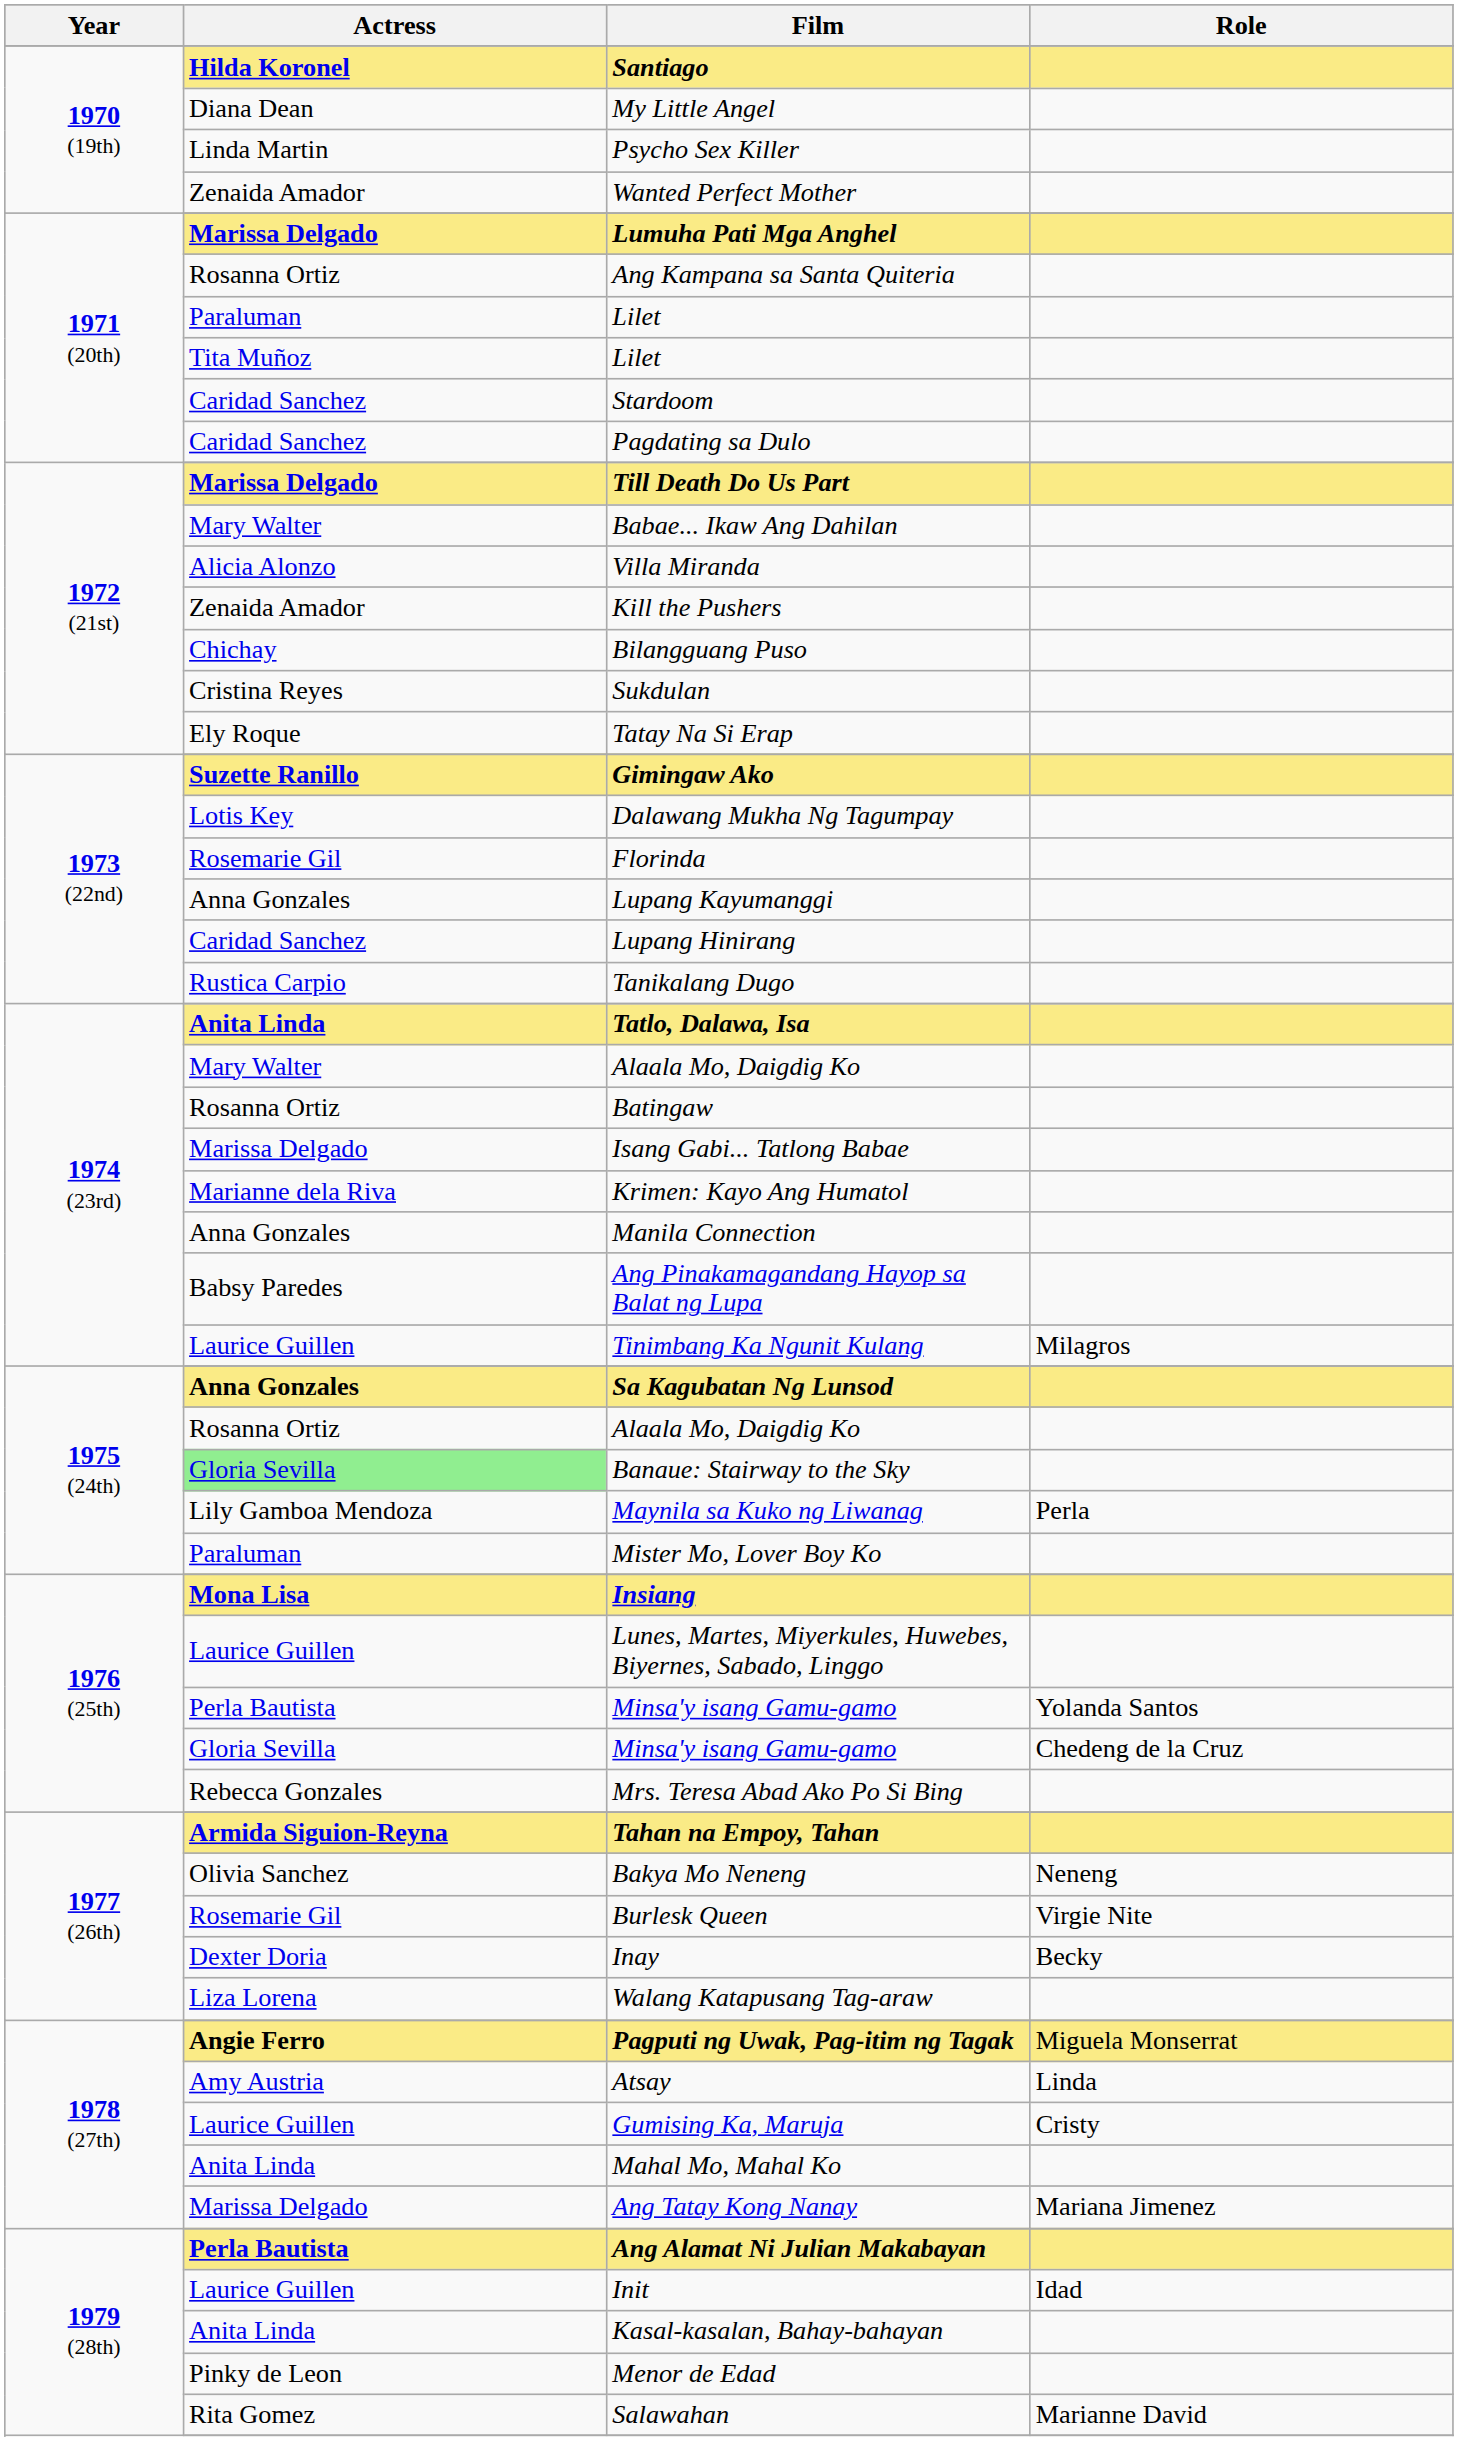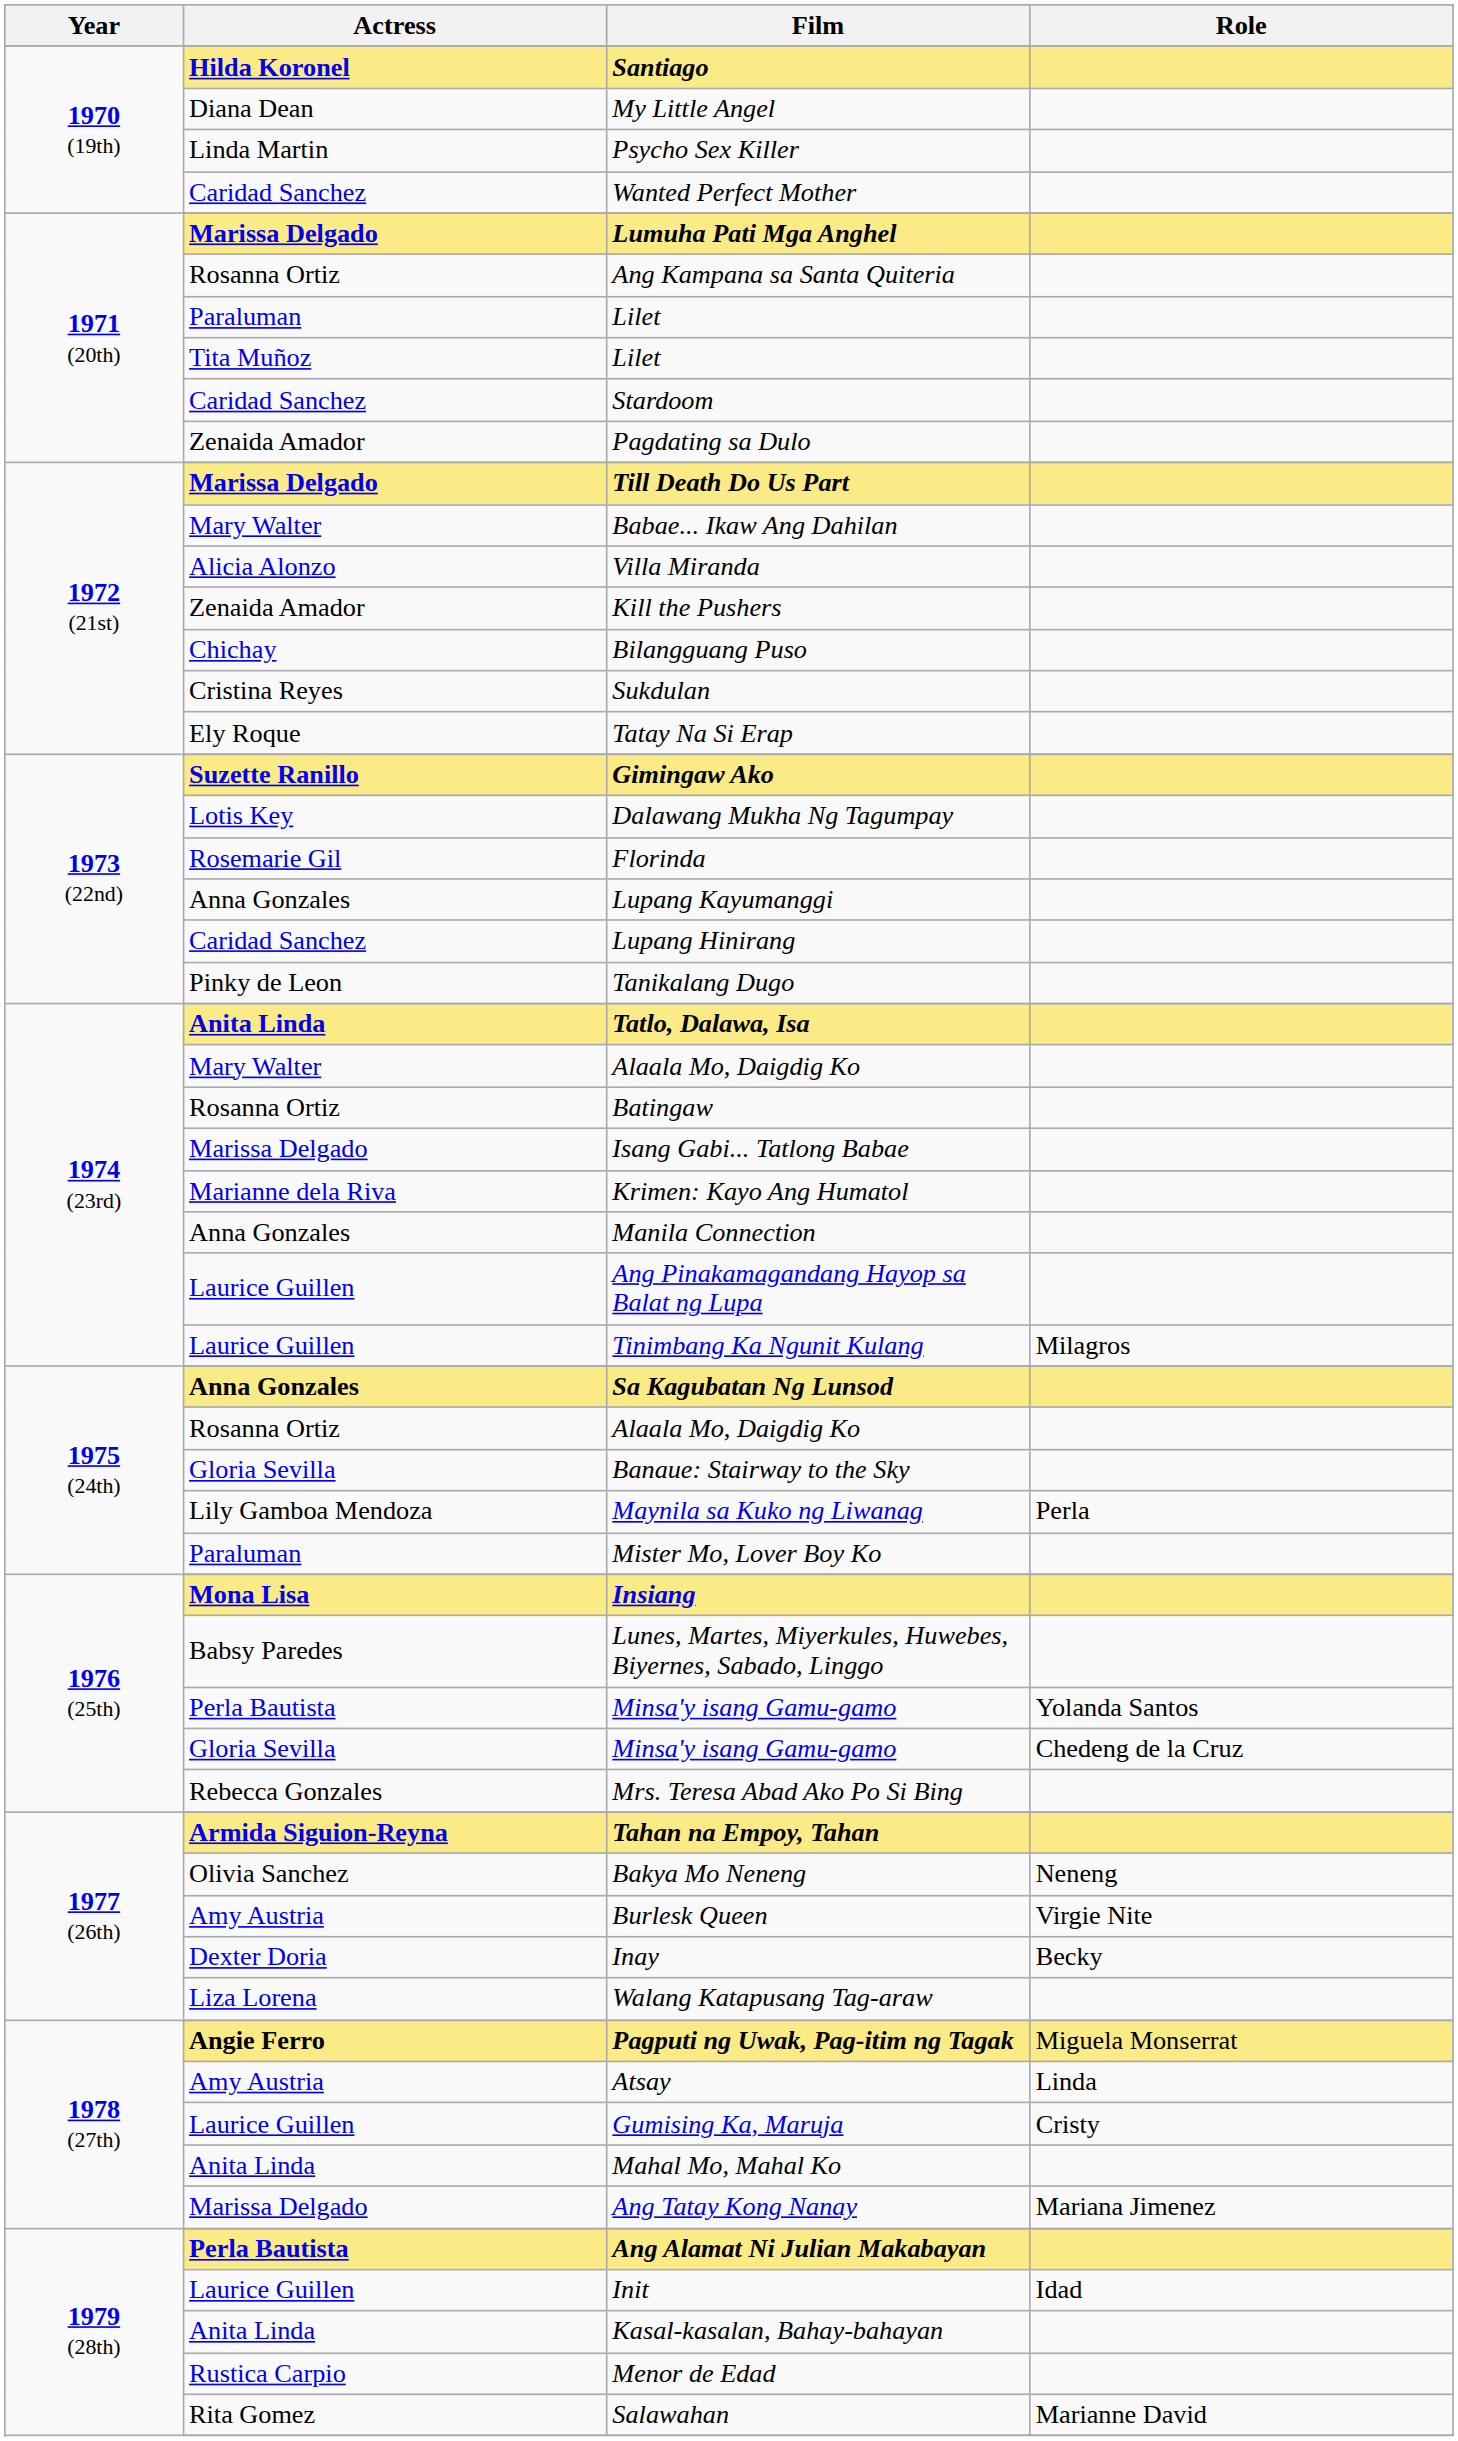(277, 191) Zenaida Amador -> (278, 191) Caridad Sanchez
(278, 441) Caridad Sanchez -> (277, 441) Zenaida Amador
(267, 982) Rustica Carpio -> (266, 982) Pinky de Leon
(266, 1288) Babsy Paredes -> (272, 1288) Laurice Guillen
(262, 1469) lightgreen background -> (262, 1469) no background
(272, 1650) Laurice Guillen -> (266, 1650) Babsy Paredes
(265, 1915) Rosemarie Gil -> (256, 1915) Amy Austria
(266, 2373) Pinky de Leon -> (267, 2373) Rustica Carpio
